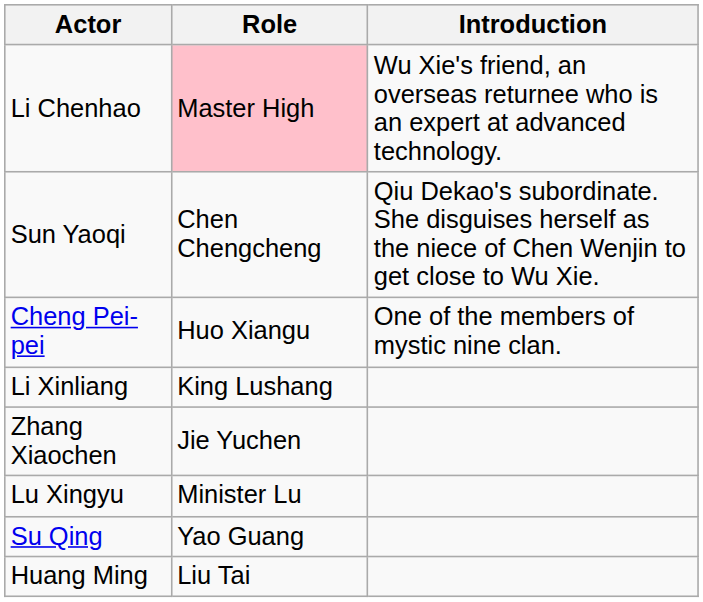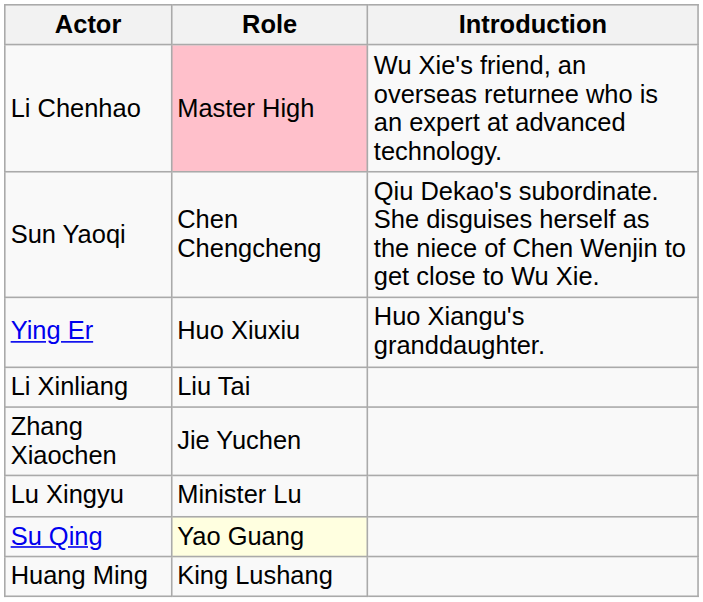- row: (74, 331)
+ row: (52, 331)
(255, 386) King Lushang -> (214, 386) Liu Tai
(241, 536) no background -> (241, 536) lightyellow background
(214, 576) Liu Tai -> (255, 576) King Lushang
